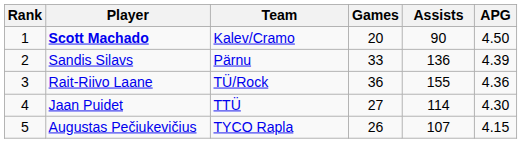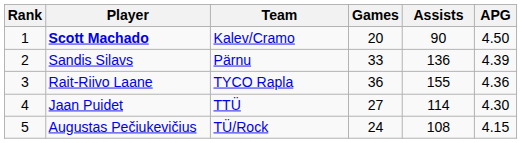(241, 82) TÜ/Rock -> (253, 82) TYCO Rapla
(253, 127) TYCO Rapla -> (241, 127) TÜ/Rock
(375, 127) 26 -> (375, 127) 24
(438, 127) 107 -> (438, 127) 108
